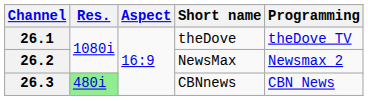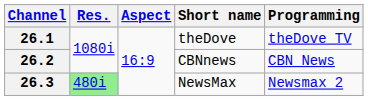(207, 61) NewsMax -> (207, 61) CBNnews
(306, 61) Newsmax 2 -> (301, 61) CBN News
(207, 84) CBNnews -> (207, 84) NewsMax
(301, 84) CBN News -> (306, 84) Newsmax 2
